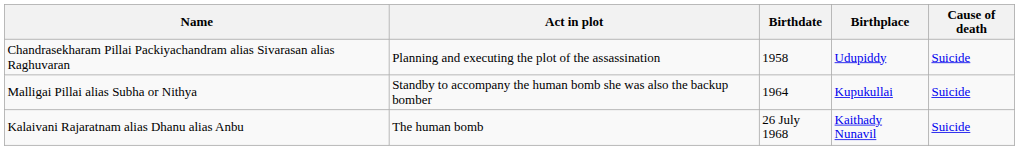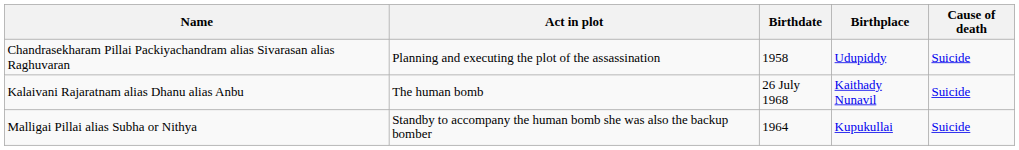rows swapped: (102, 92) <-> (126, 127)
